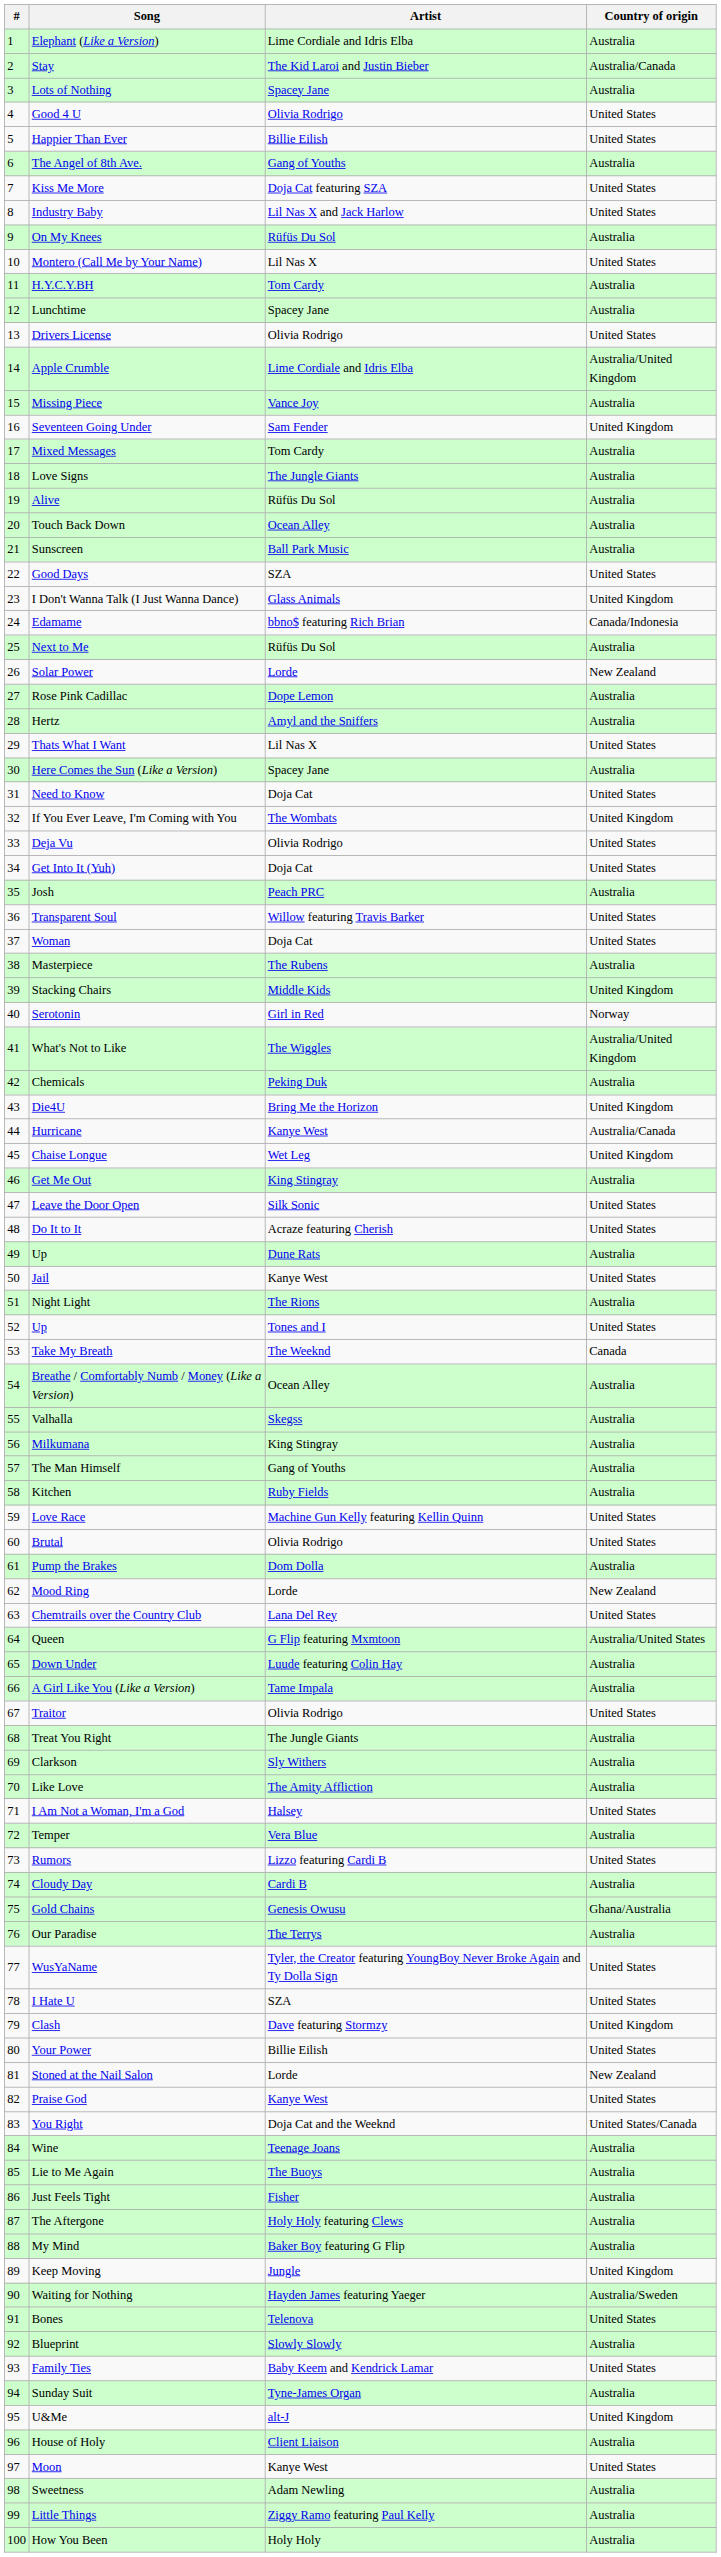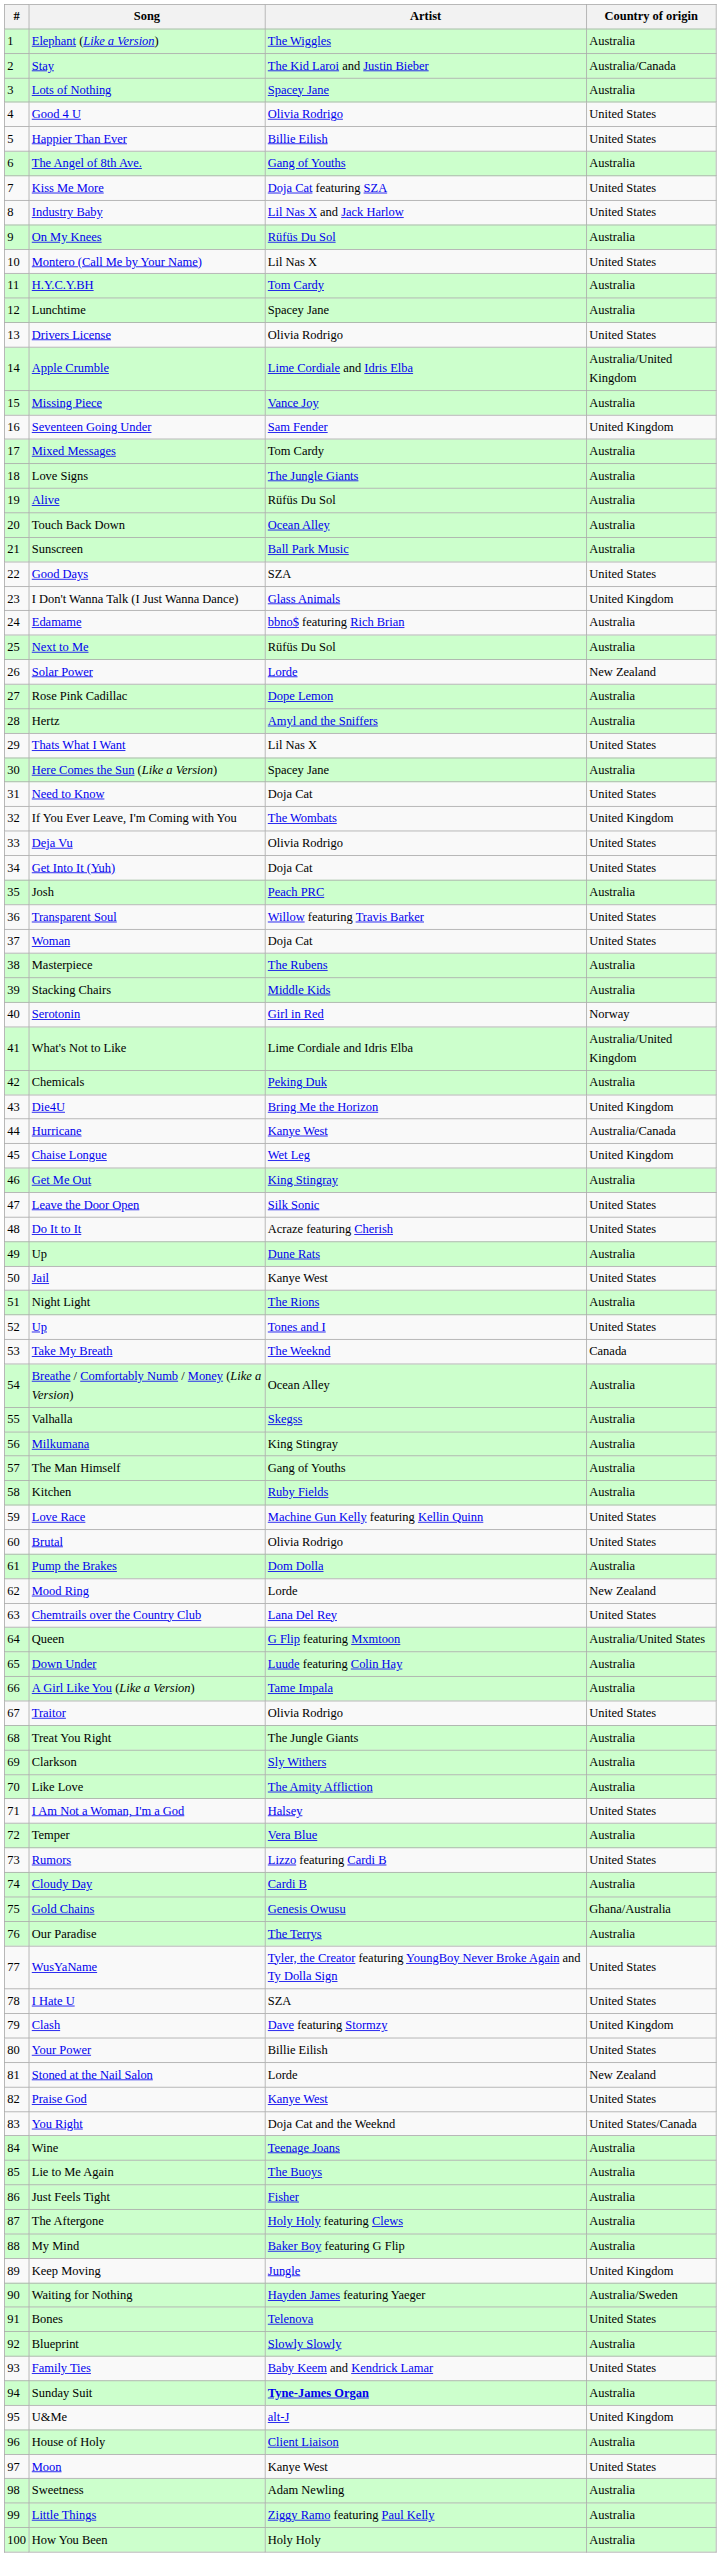(340, 41) Lime Cordiale and Idris Elba -> (299, 41) The Wiggles
(634, 622) Canada/Indonesia -> (612, 622) Australia
(631, 990) United Kingdom -> (612, 990) Australia
(299, 1048) The Wiggles -> (340, 1048) Lime Cordiale and Idris Elba
(314, 2392) normal -> (318, 2392) bold
